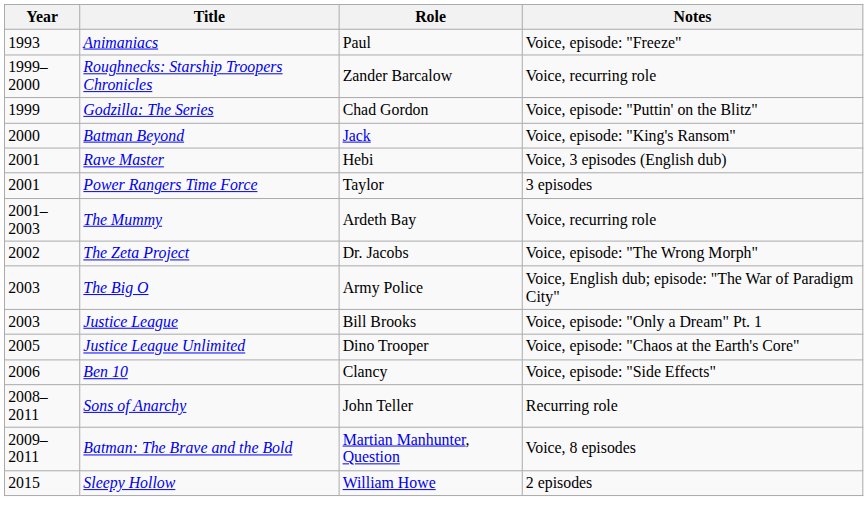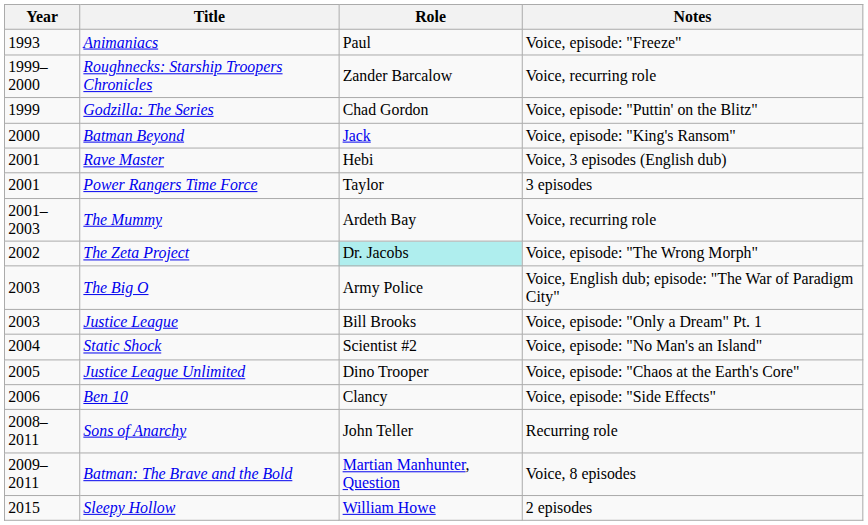(376, 253) no background -> (376, 253) paleturquoise background
+ row: (122, 346)
